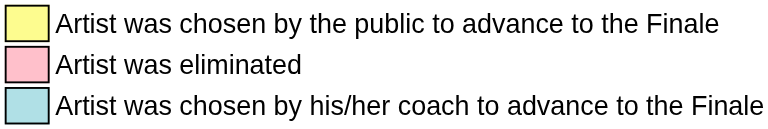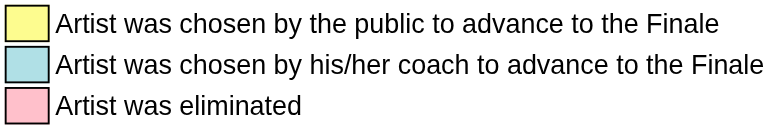rows swapped: (410, 106) <-> (179, 65)
